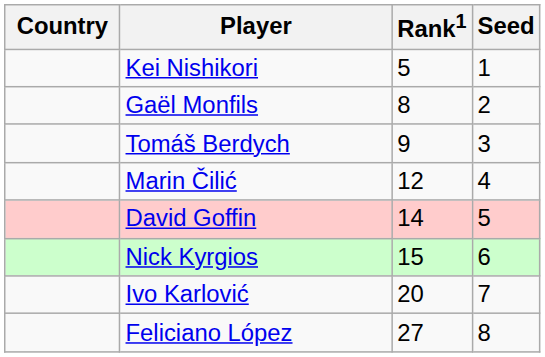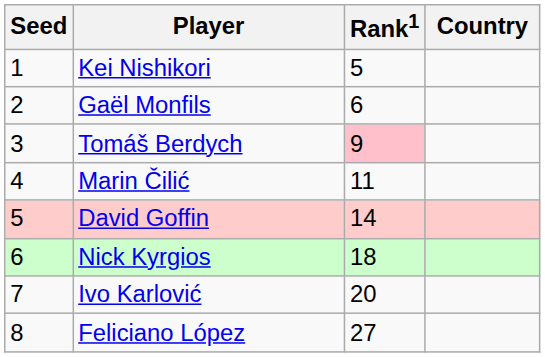columns swapped: (62, 26) <-> (506, 26)
(404, 105) 8 -> (357, 105) 6
(404, 143) no background -> (357, 143) pink background
(411, 181) 12 -> (362, 181) 11
(411, 256) 15 -> (363, 256) 18
